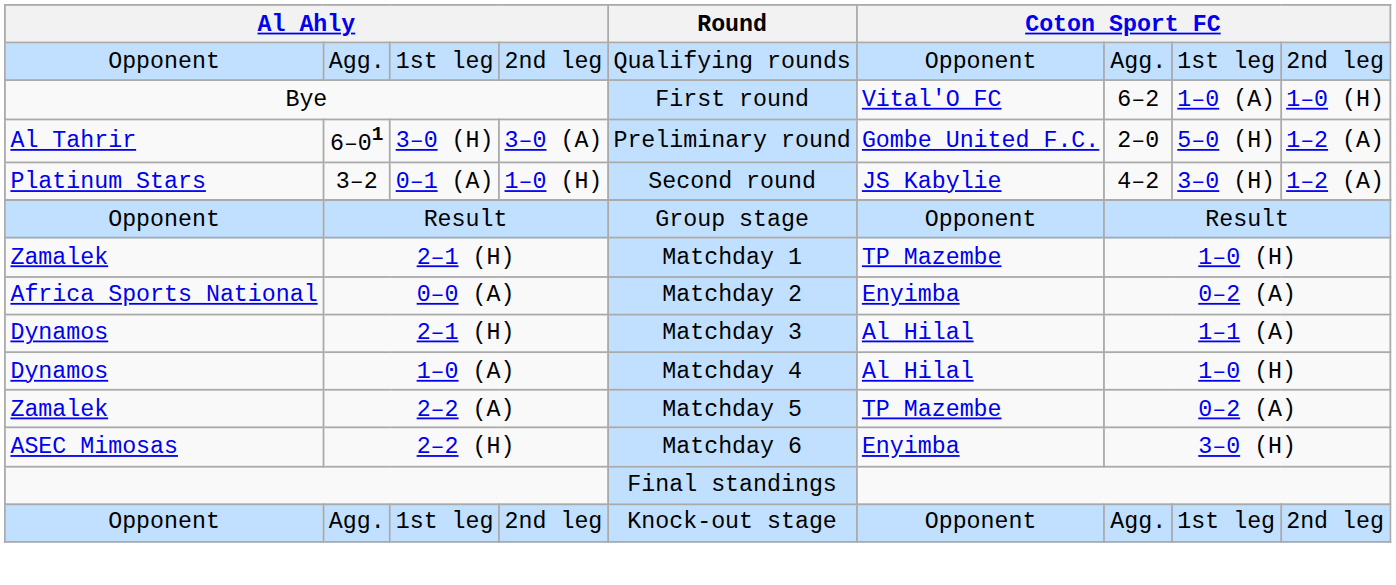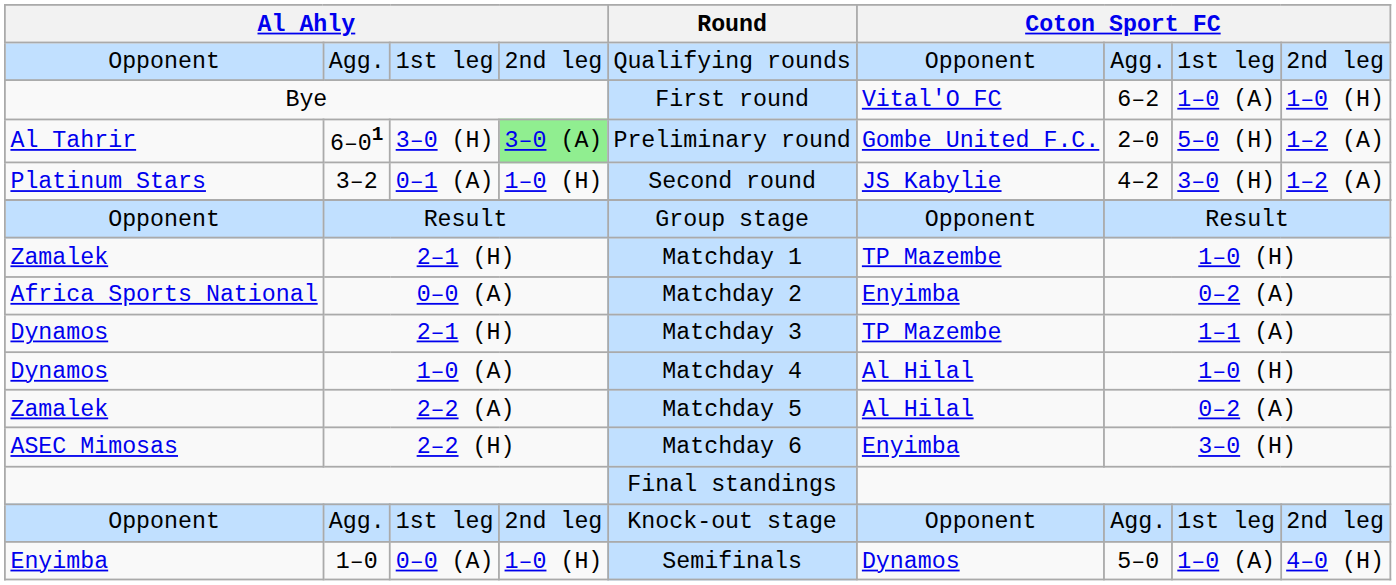(553, 141) no background -> (553, 141) lightgreen background
(918, 333) Al Hilal -> (932, 333) TP Mazembe
(932, 409) TP Mazembe -> (918, 409) Al Hilal
+ row: (59, 561)
